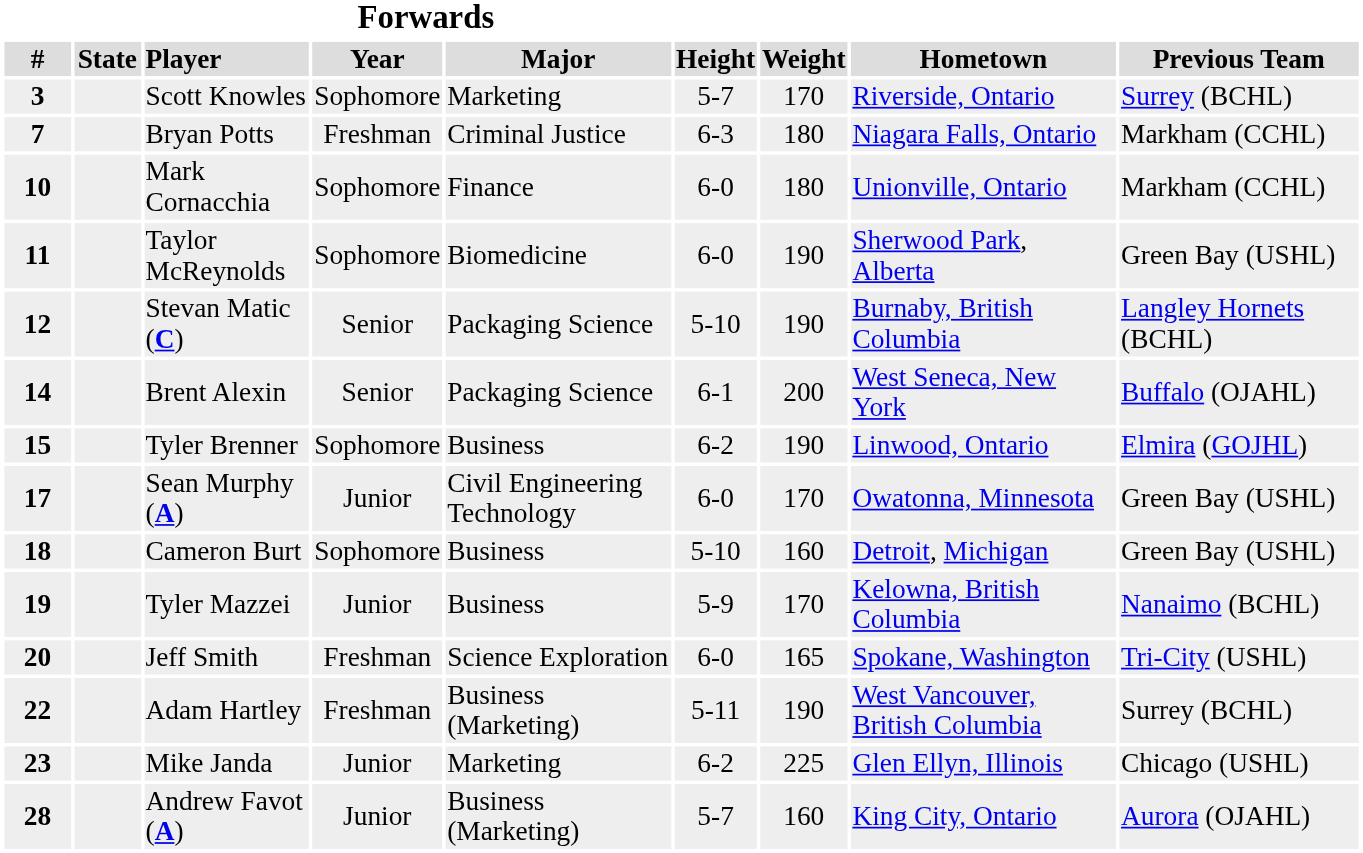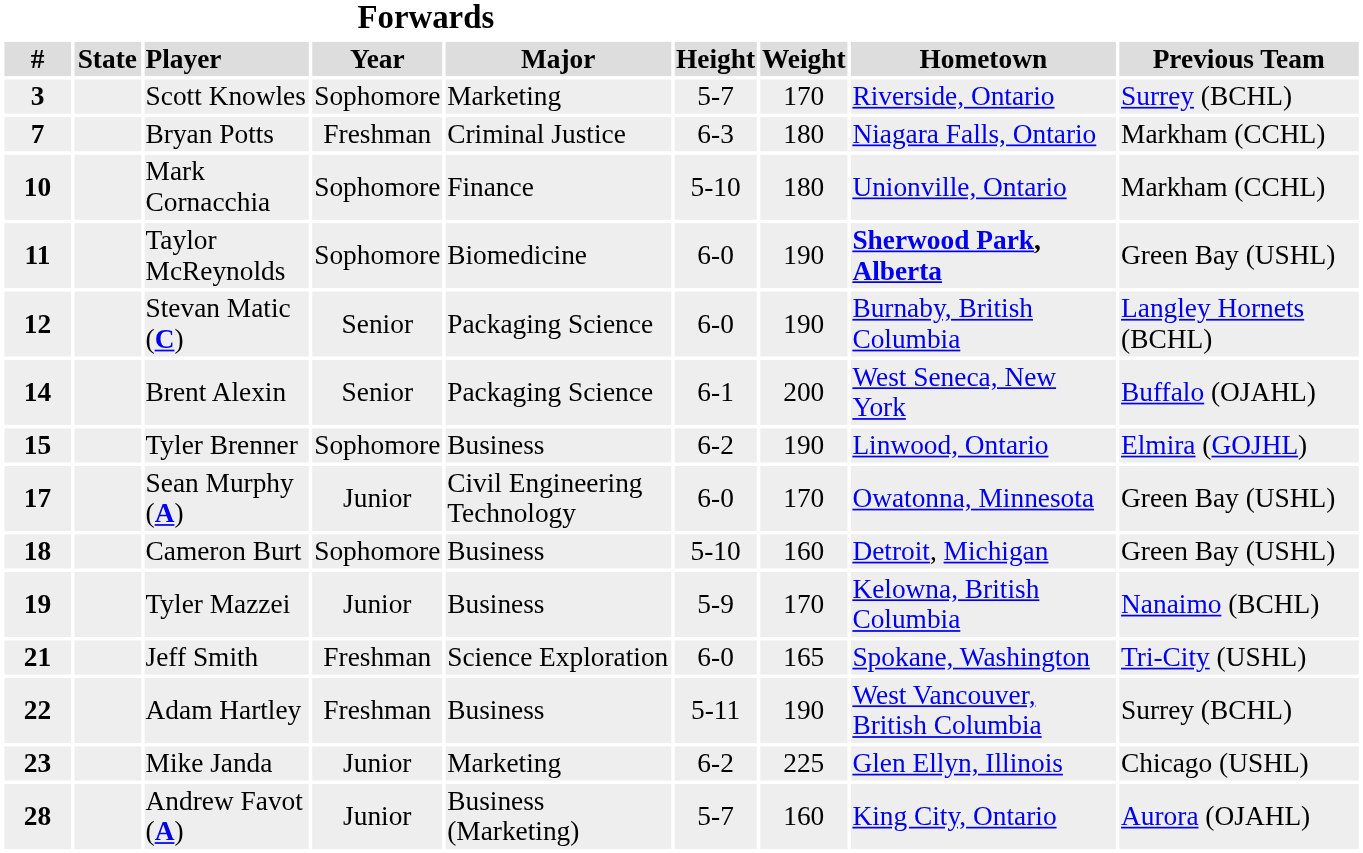(716, 186) 6-0 -> (716, 186) 5-10
(940, 255) normal -> (947, 255) bold
(716, 323) 5-10 -> (716, 323) 6-0
(38, 657) 20 -> (38, 657) 21
(513, 710) Business (Marketing) -> (496, 710) Business
